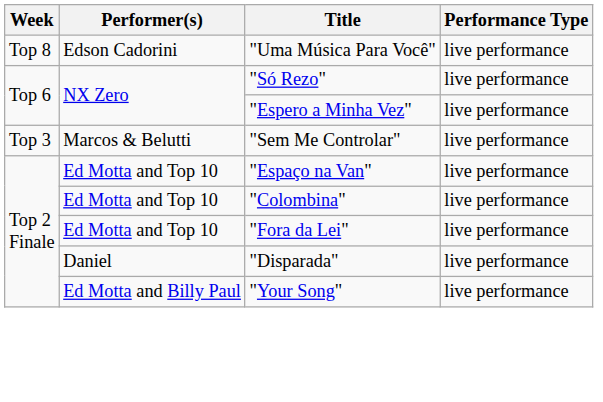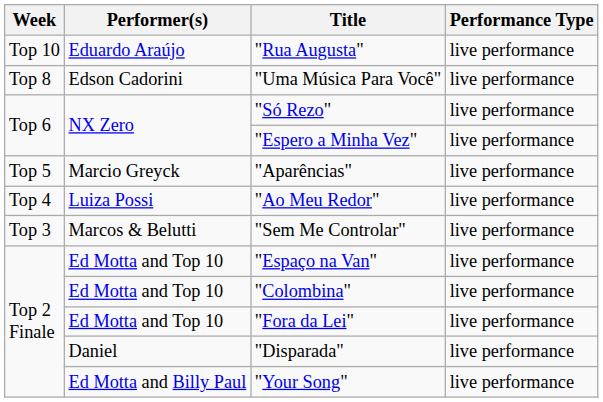+ row: (309, 50)
+ row: (303, 170)
+ row: (317, 200)
